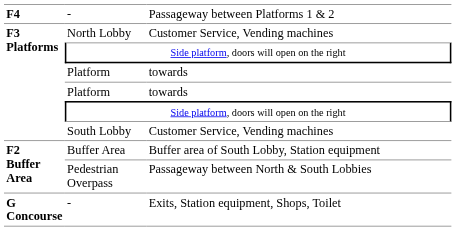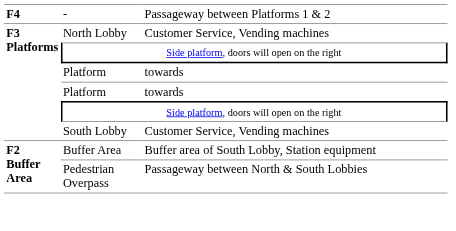- row: (69, 202)
